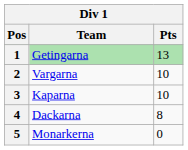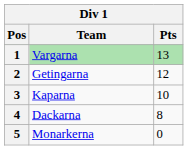(60, 54) Getingarna -> (55, 54) Vargarna
(55, 74) Vargarna -> (60, 74) Getingarna
(163, 74) 10 -> (163, 74) 12
